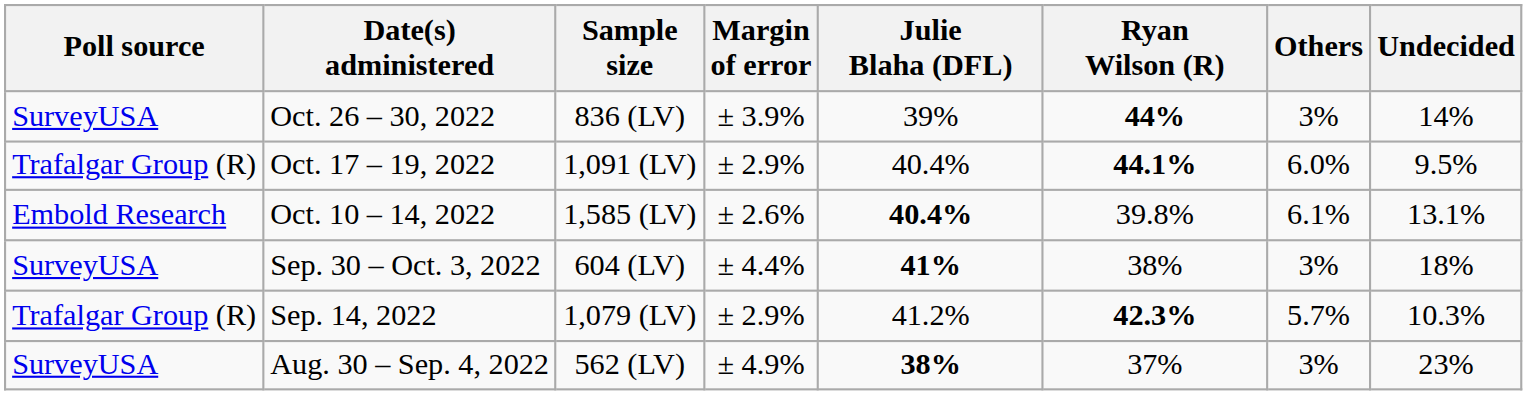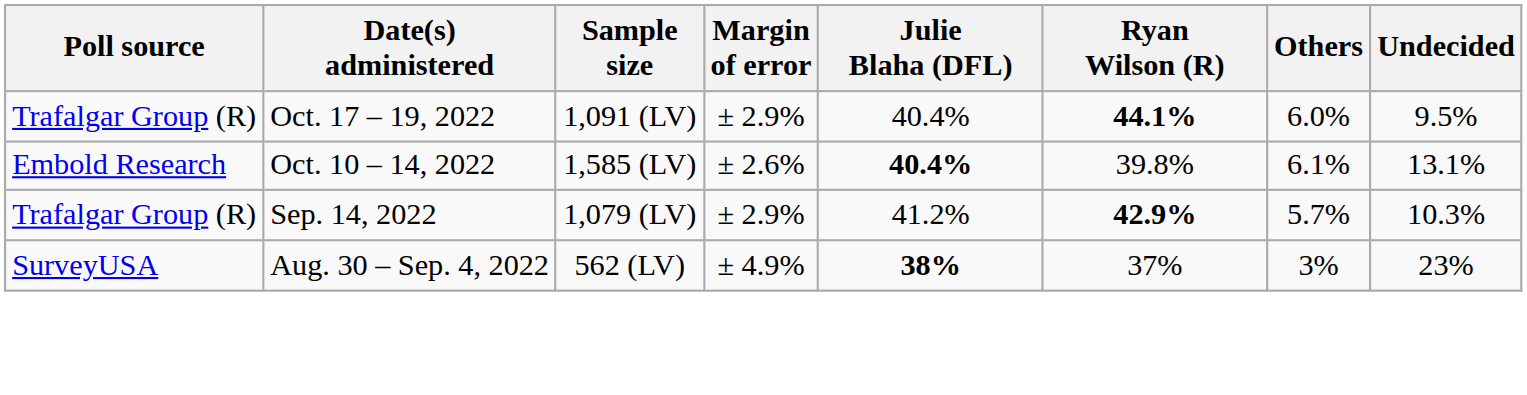- row: (383, 115)
- row: (405, 265)
(1155, 314) 42.3% -> (1155, 215) 42.9%
